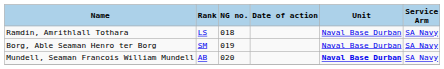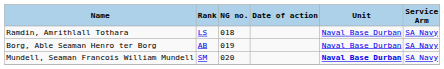(203, 45) SM -> (203, 45) AB
(203, 58) AB -> (203, 58) SM
